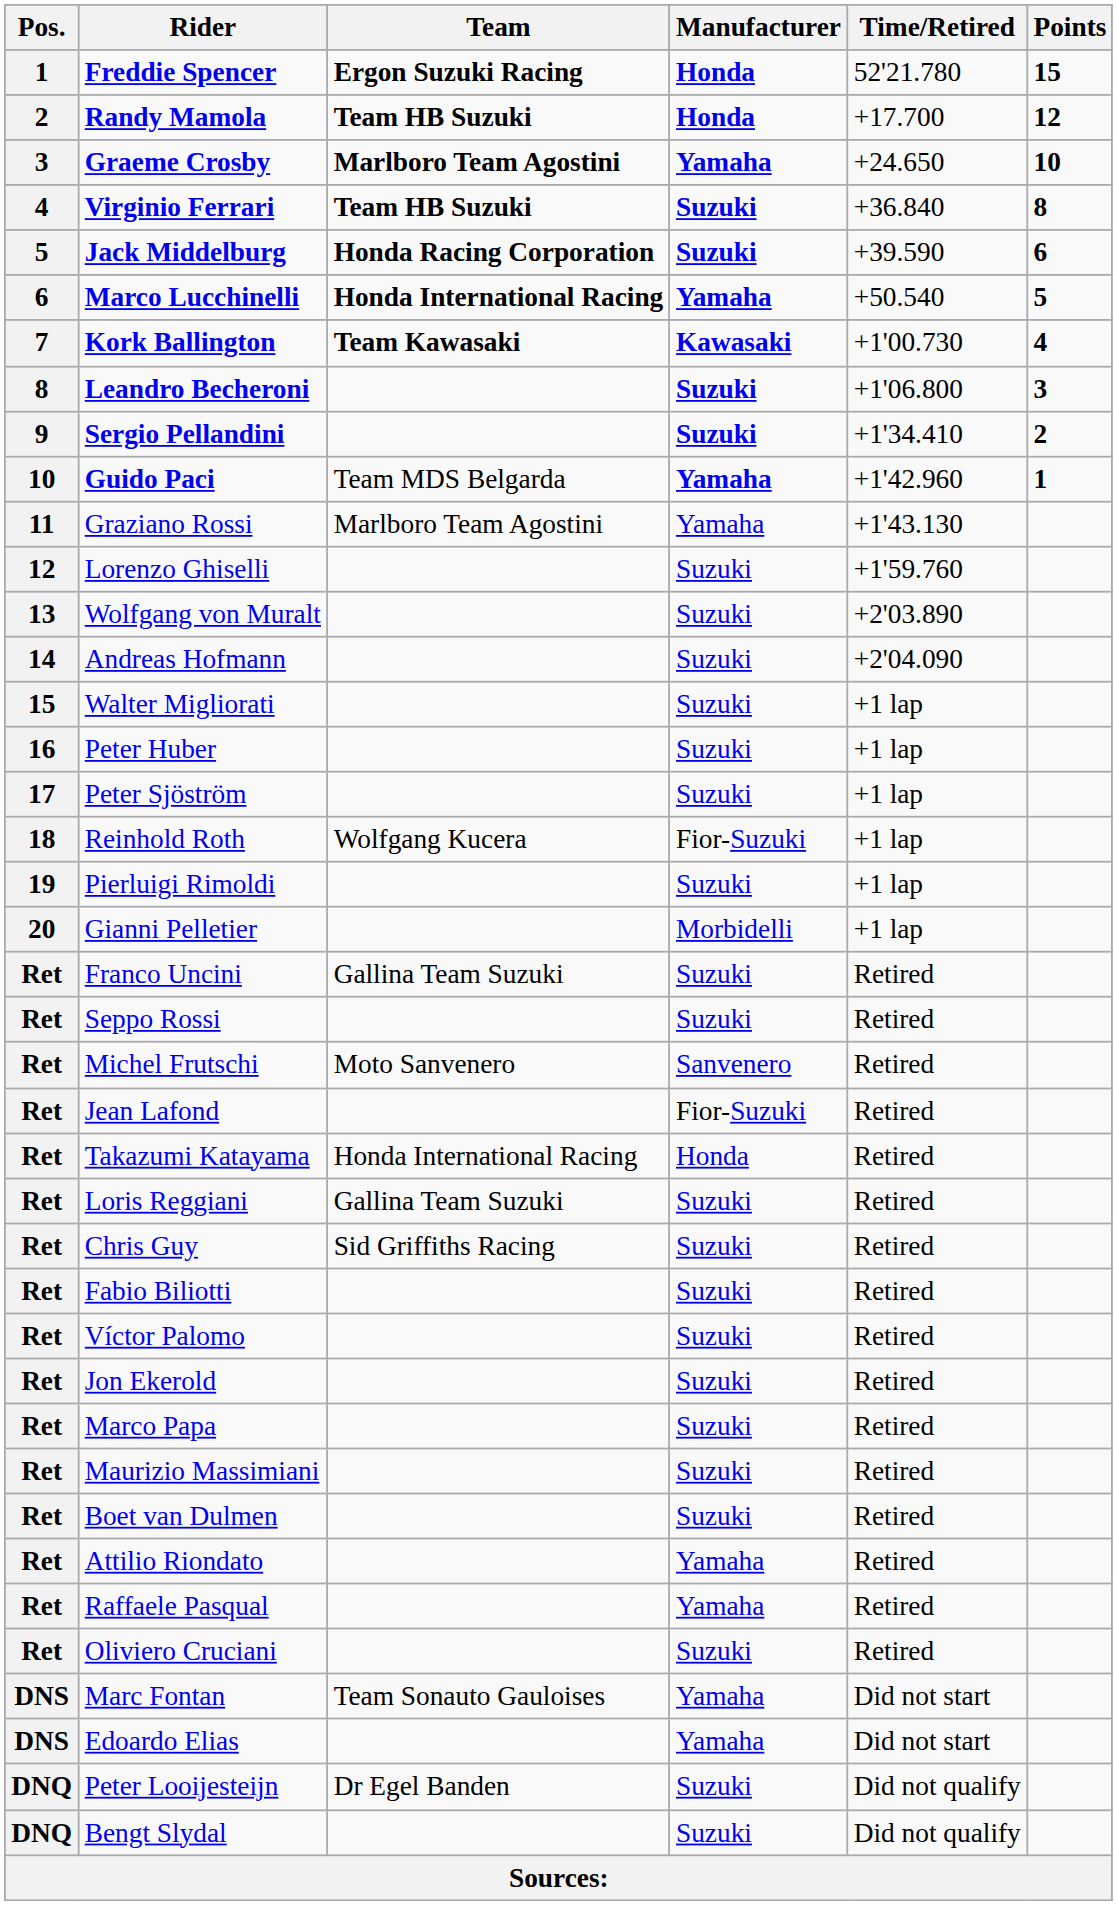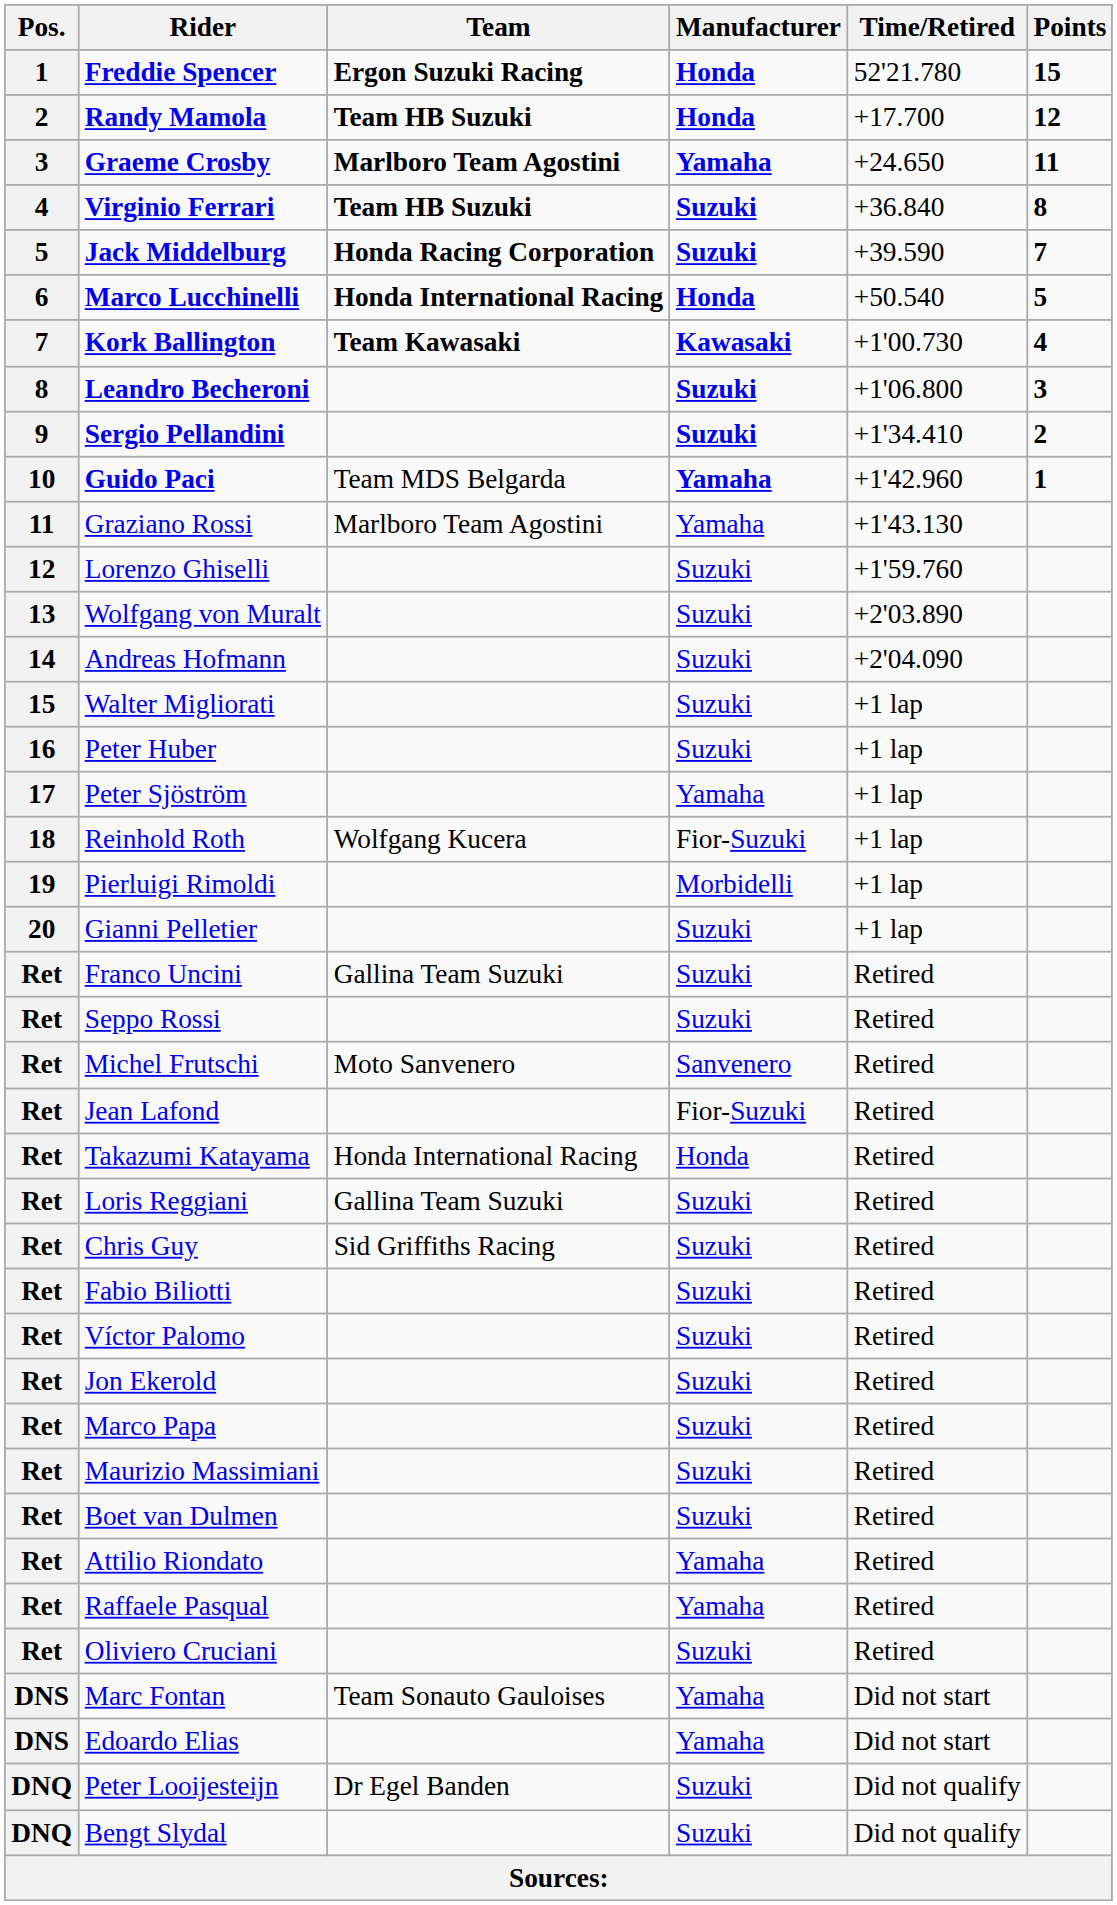(1047, 162) 10 -> (1046, 162) 11
(1040, 252) 6 -> (1040, 252) 7
(724, 297) Yamaha -> (716, 297) Honda
(714, 794) Suzuki -> (720, 794) Yamaha
(714, 884) Suzuki -> (734, 884) Morbidelli
(734, 929) Morbidelli -> (714, 929) Suzuki
